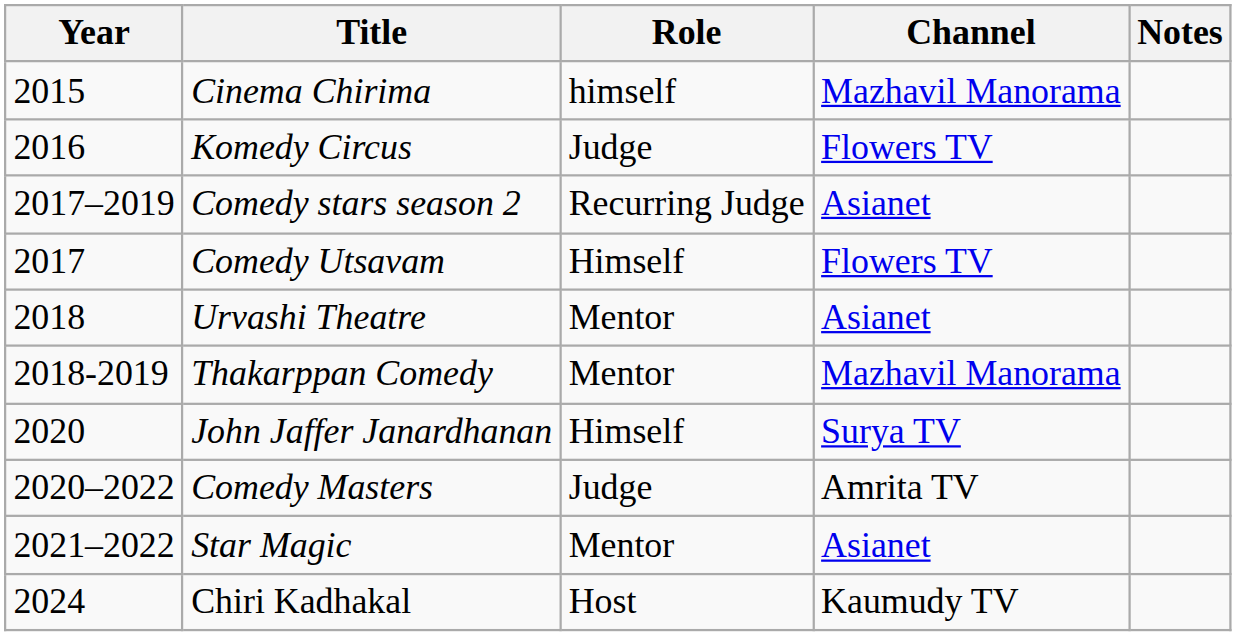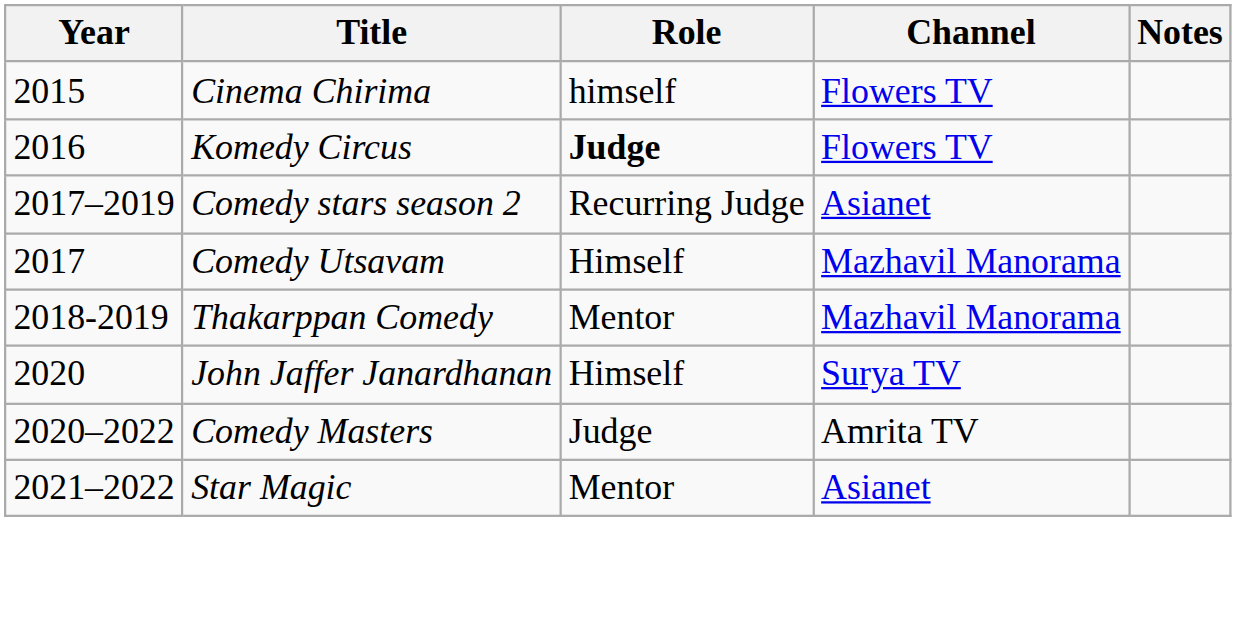(971, 89) Mazhavil Manorama -> (907, 89) Flowers TV
(610, 146) normal -> (615, 146) bold
(907, 260) Flowers TV -> (971, 260) Mazhavil Manorama
- row: (308, 317)
- row: (301, 601)
